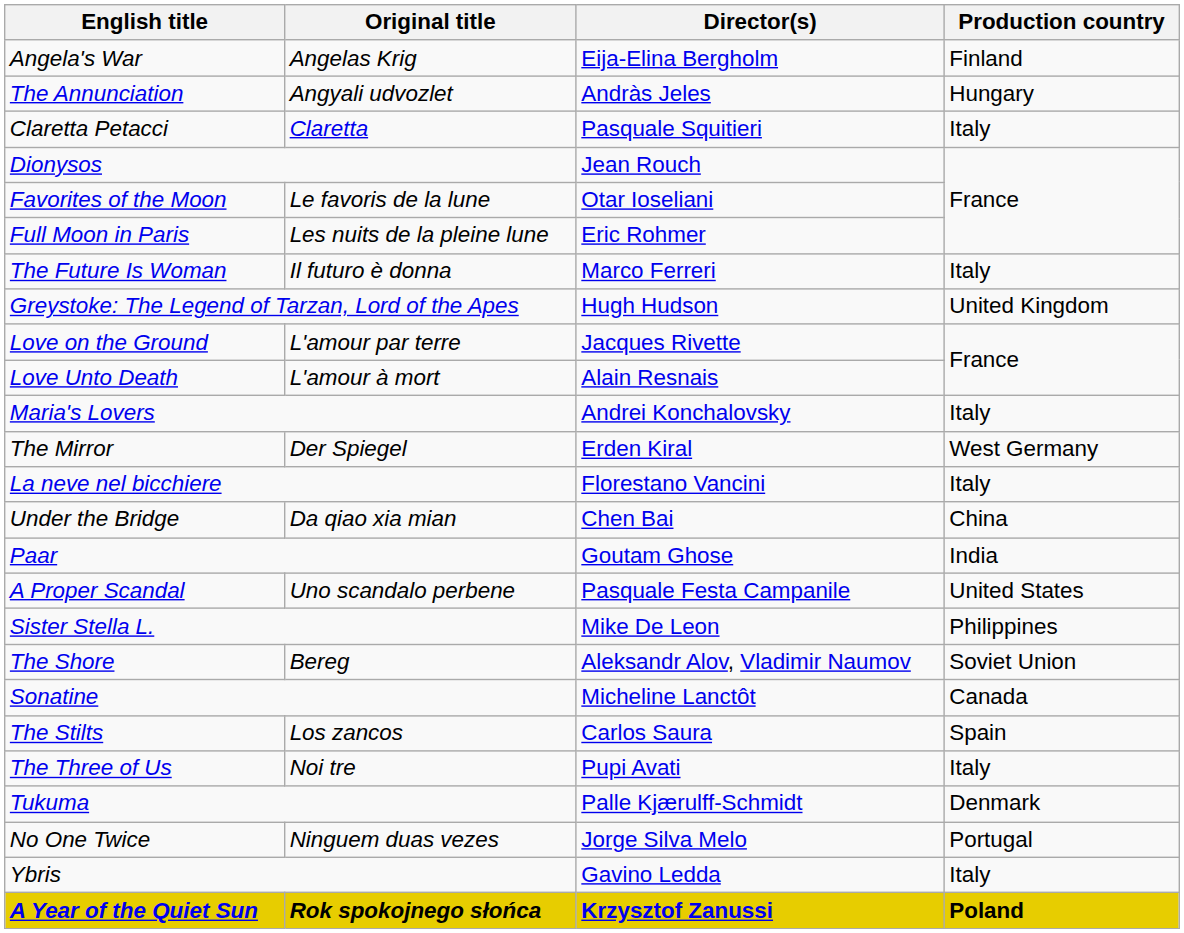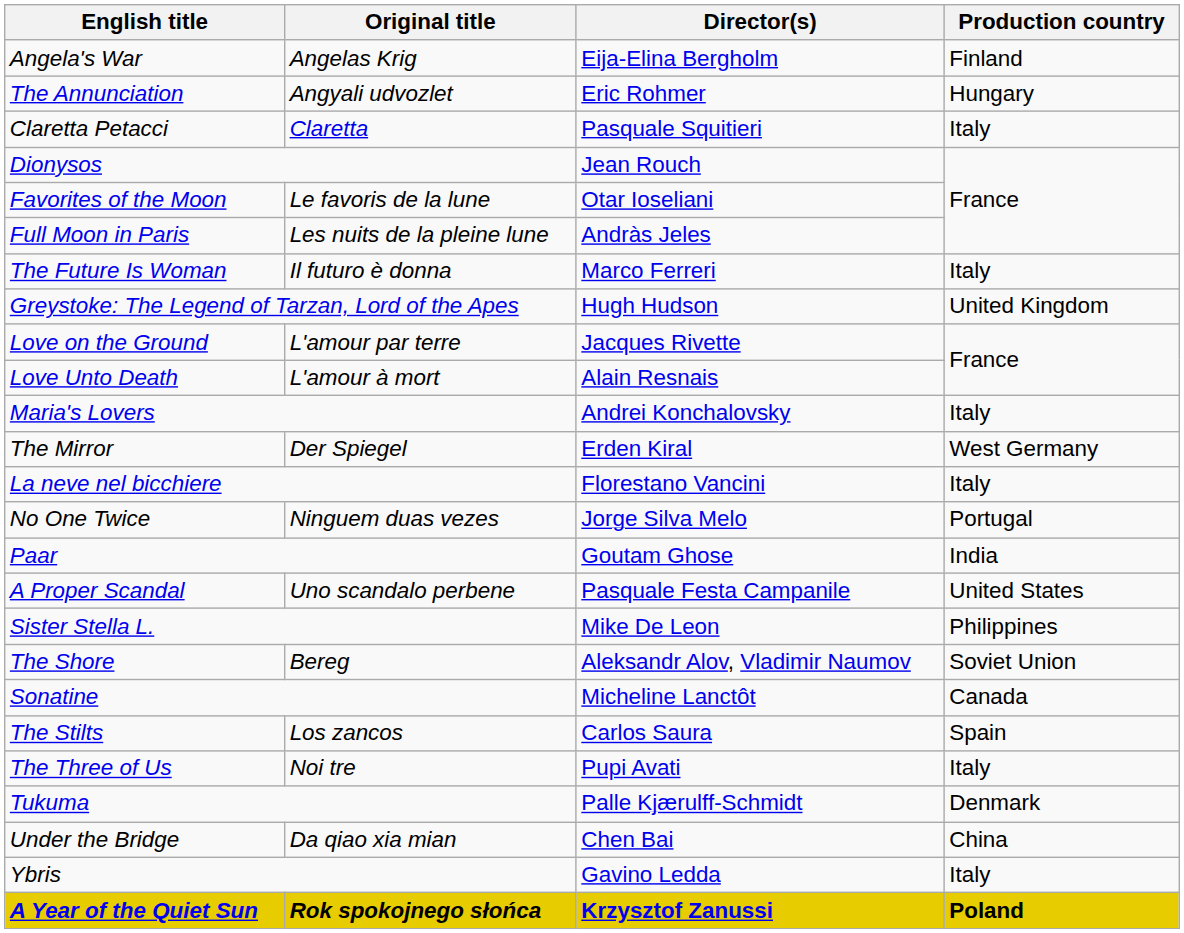(646, 93) Andràs Jeles -> (644, 93) Eric Rohmer
(644, 235) Eric Rohmer -> (646, 235) Andràs Jeles
rows swapped: (80, 839) <-> (95, 519)
